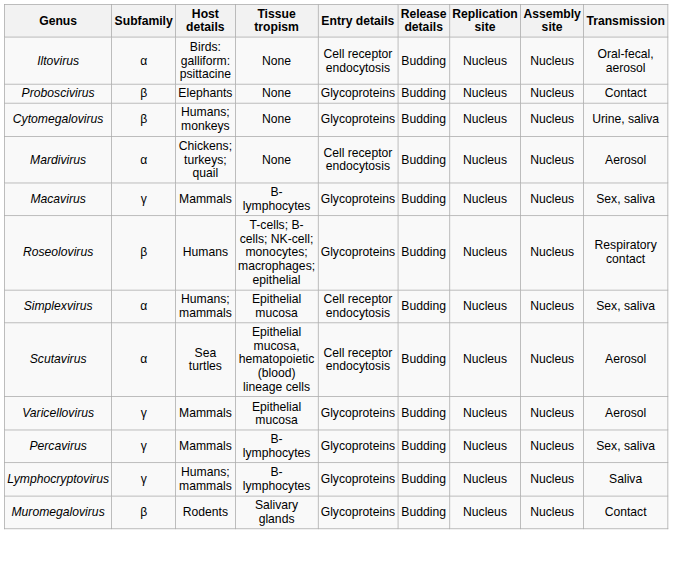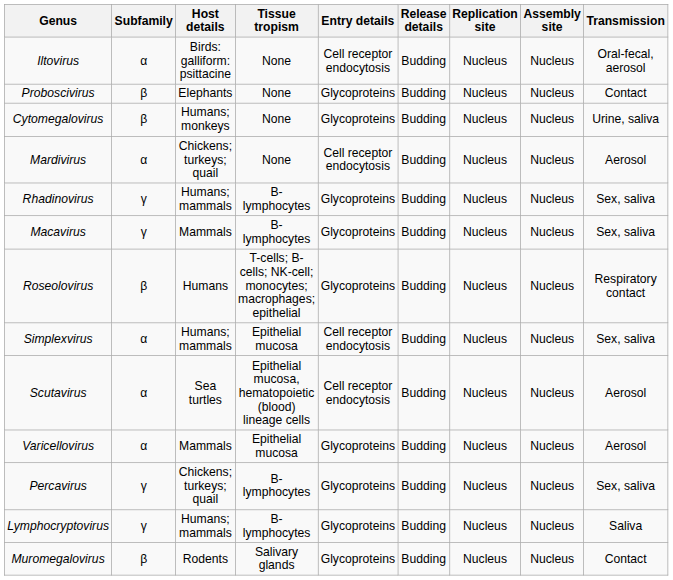+ row: (58, 199)
(144, 413) γ -> (144, 446) α
(205, 446) Mammals -> (205, 486) Chickens; turkeys; quail
